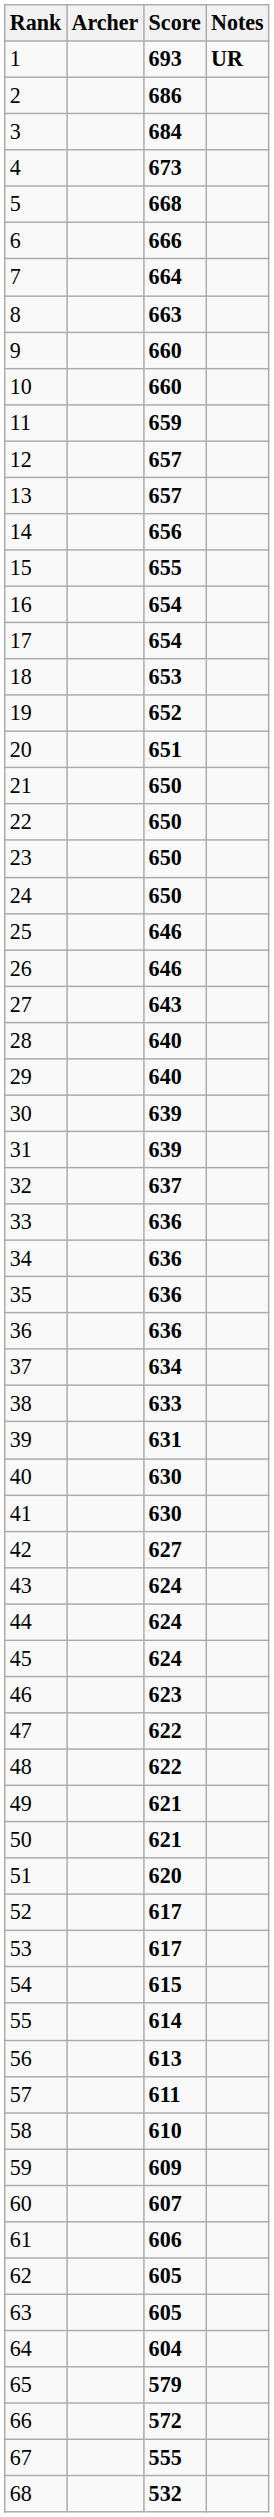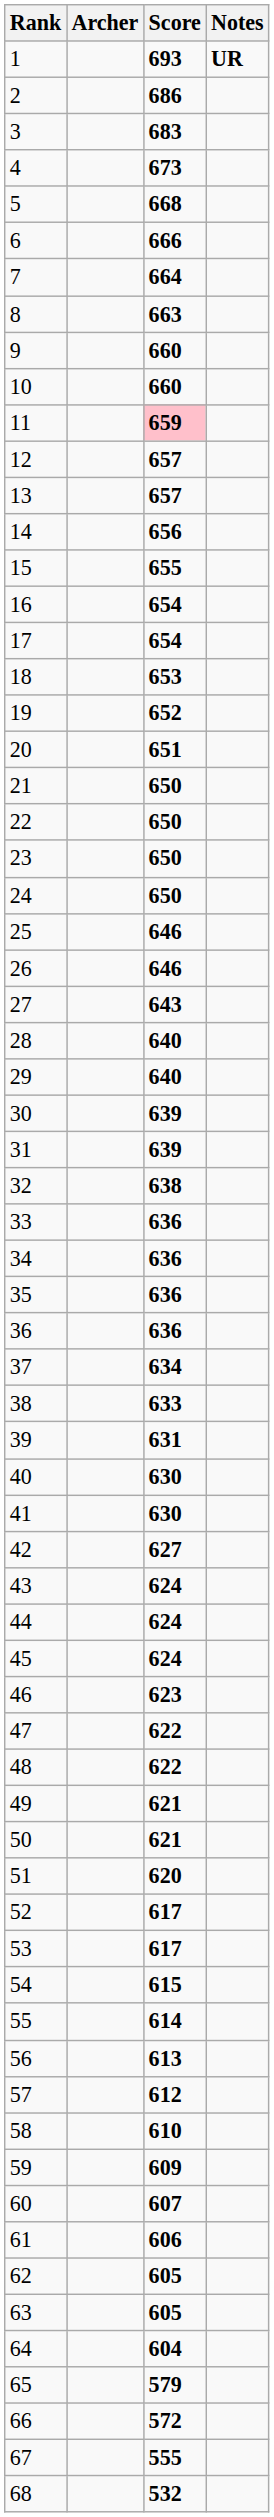(165, 131) 684 -> (165, 131) 683
(165, 422) no background -> (165, 422) pink background
(165, 1185) 637 -> (165, 1185) 638
(165, 2094) 611 -> (165, 2094) 612
